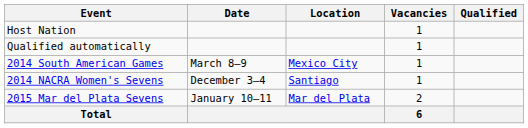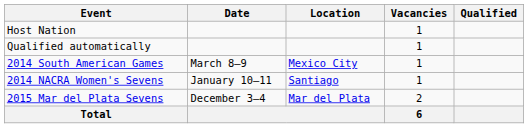(228, 81) December 3–4 -> (231, 81) January 10–11
(231, 98) January 10–11 -> (228, 98) December 3–4
